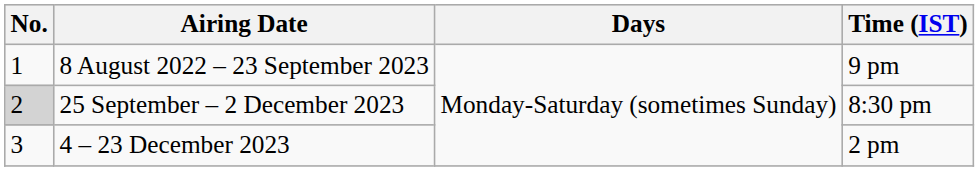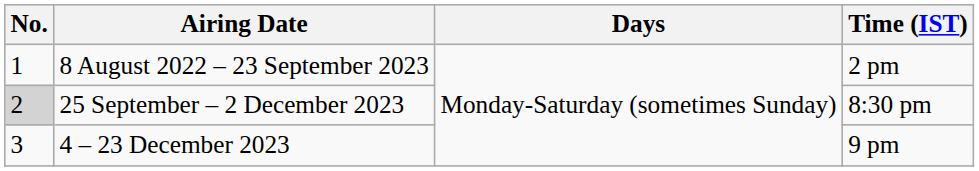(874, 64) 9 pm -> (874, 64) 2 pm
(874, 144) 2 pm -> (874, 144) 9 pm
